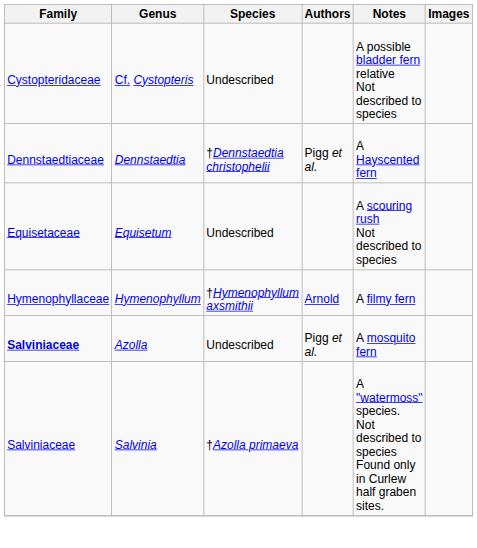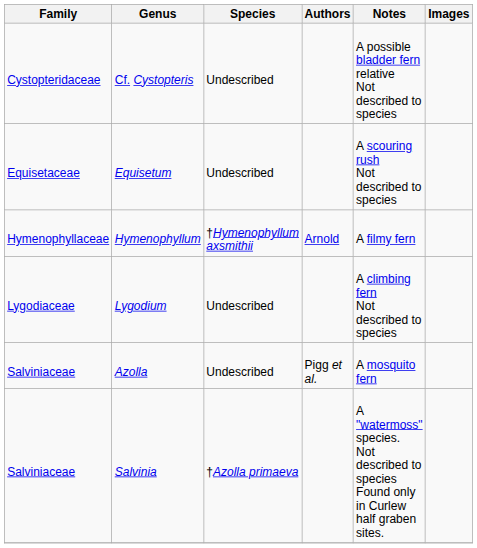- row: (150, 160)
+ row: (141, 306)
(43, 345) bold -> (41, 372) normal
